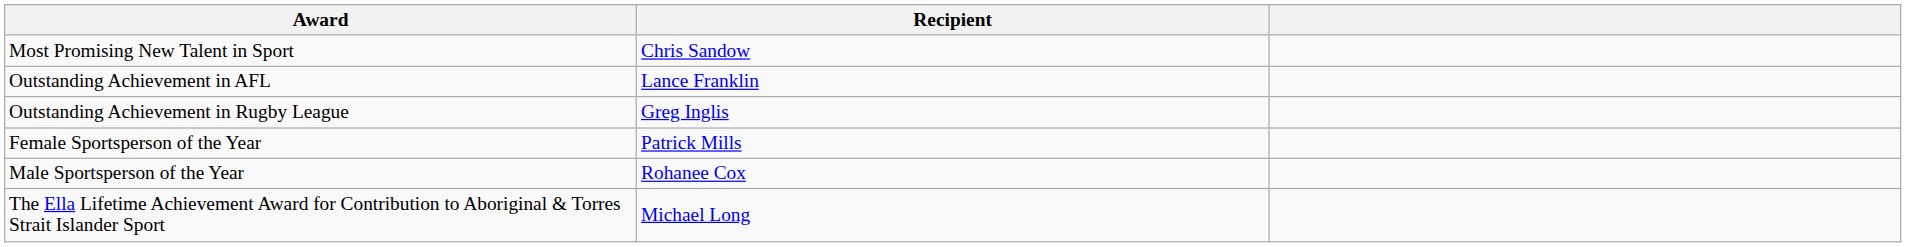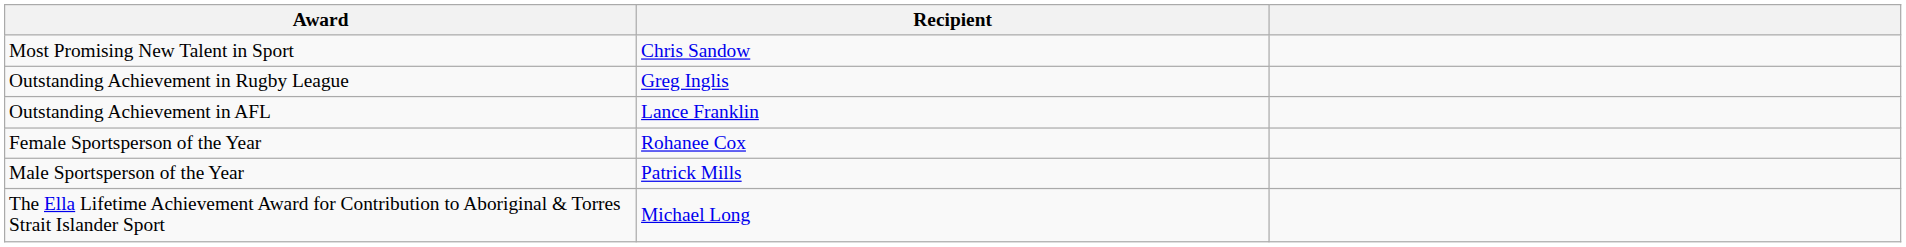rows swapped: (140, 81) <-> (179, 111)
(691, 142) Patrick Mills -> (694, 142) Rohanee Cox
(694, 173) Rohanee Cox -> (691, 173) Patrick Mills
